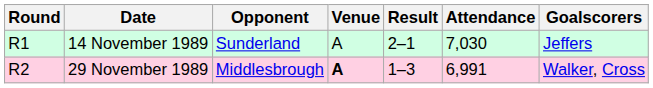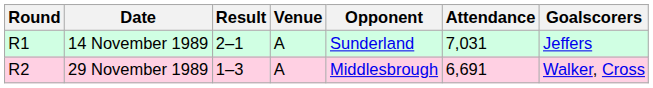columns swapped: (270, 17) <-> (413, 17)
(466, 43) 7,030 -> (466, 43) 7,031
(338, 69) bold -> (279, 69) normal
(466, 69) 6,991 -> (466, 69) 6,691
